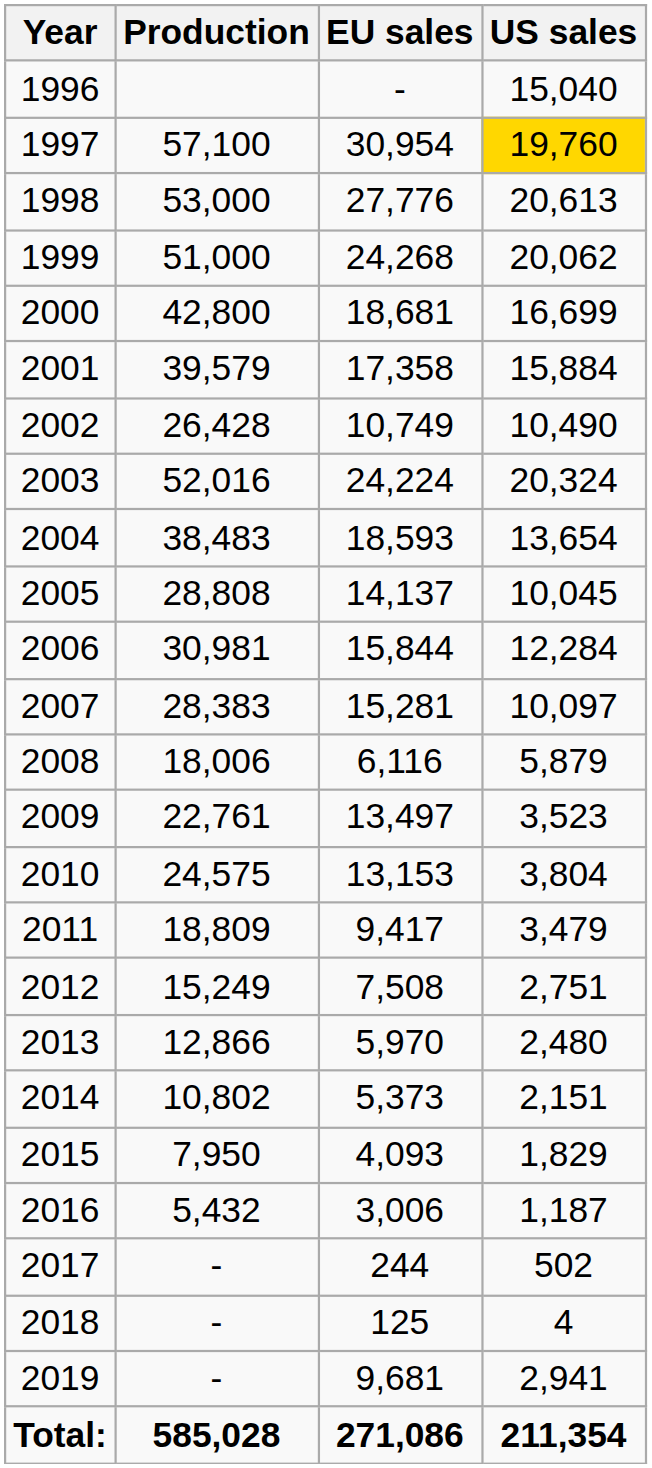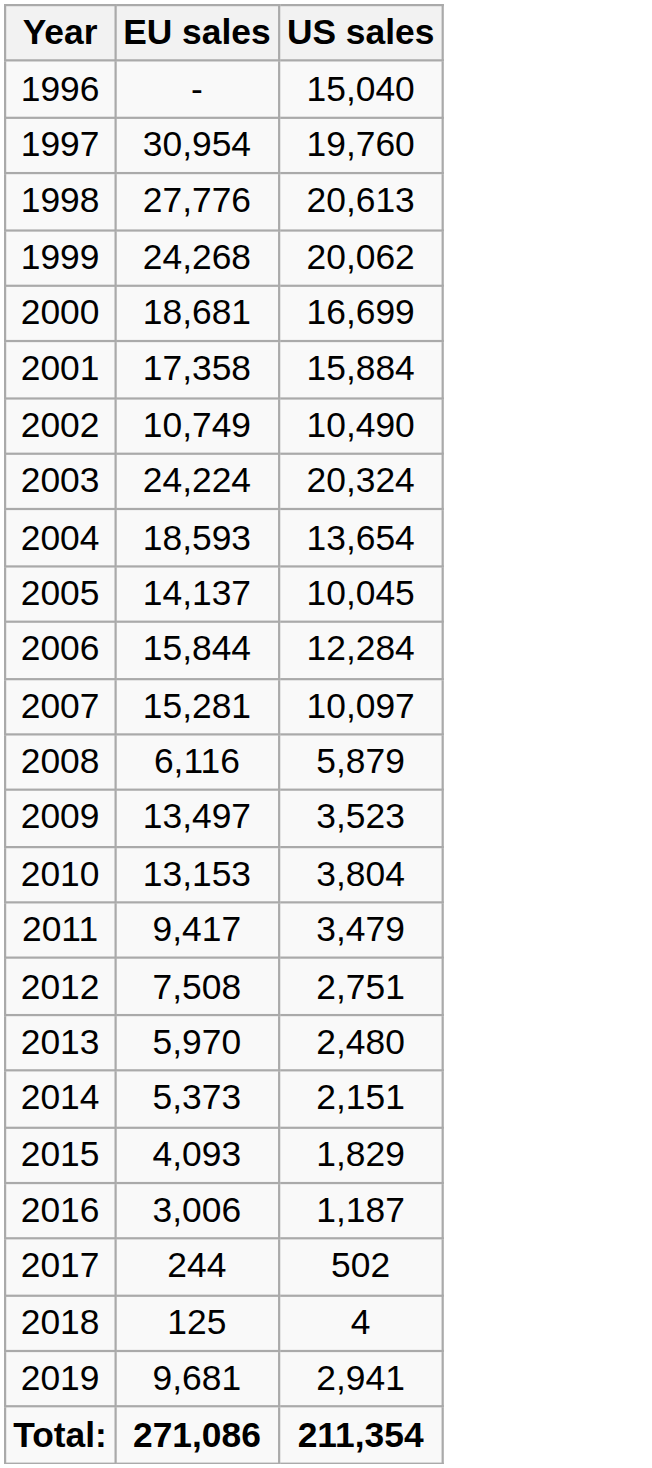- column: (216, 32)
(564, 144) gold background -> (361, 144) no background
